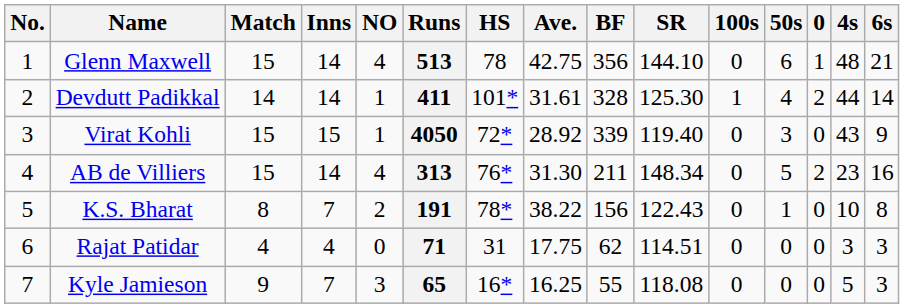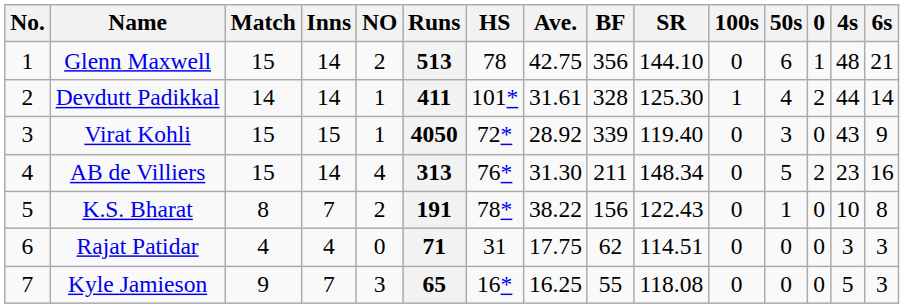(380, 60) 4 -> (380, 60) 2
